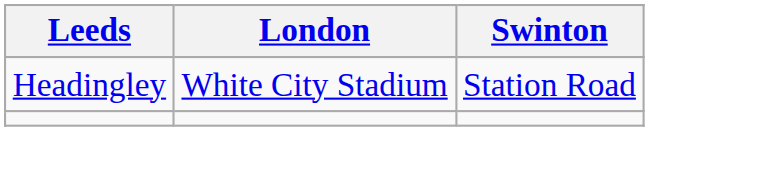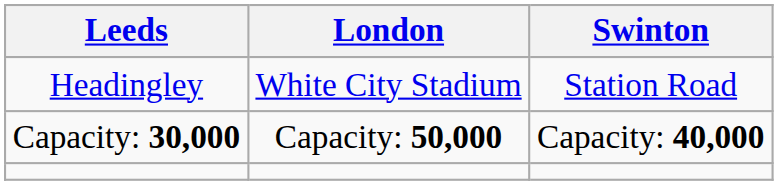+ row: (126, 136)
